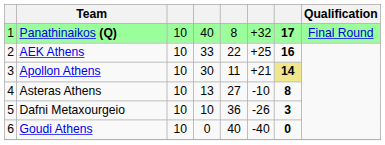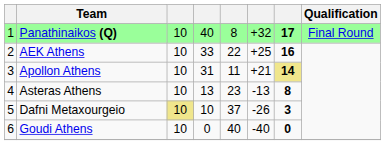(207, 71) 30 -> (207, 71) 31
(234, 91) 27 -> (234, 91) 23
(261, 91) -10 -> (261, 91) -13
(180, 110) no background -> (180, 110) khaki background
(234, 110) 36 -> (234, 110) 37
